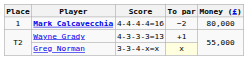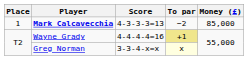(140, 23) 4-4-4-4=16 -> (140, 23) 4-3-3-3=13
(221, 23) 80,000 -> (221, 23) 85,000
(140, 36) 4-3-3-3=13 -> (140, 36) 4-4-4-4=16
(182, 36) no background -> (182, 36) khaki background
